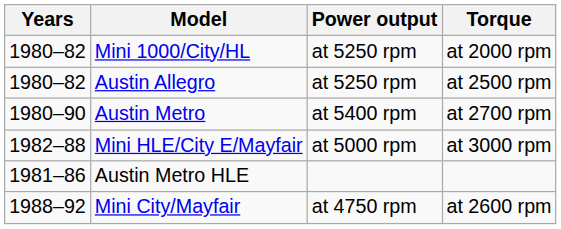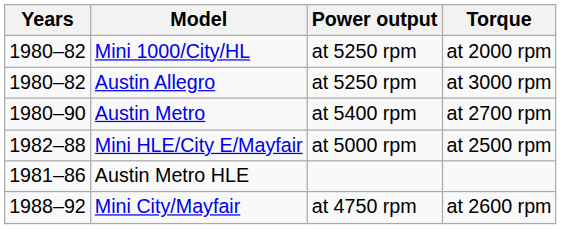(499, 82) at 2500 rpm -> (499, 82) at 3000 rpm
(499, 144) at 3000 rpm -> (499, 144) at 2500 rpm
